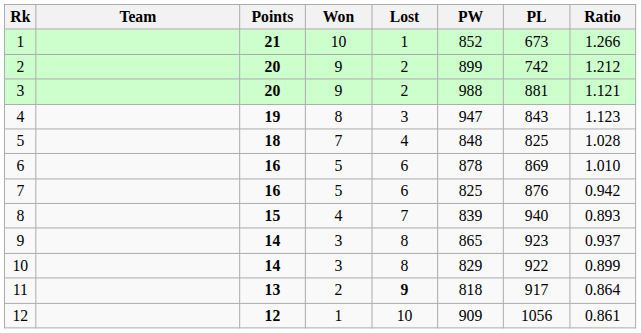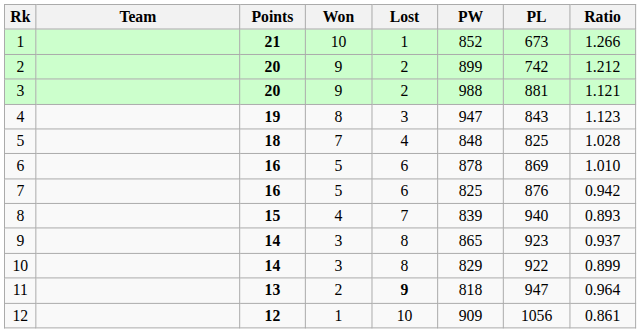(537, 290) 917 -> (537, 290) 947
(603, 290) 0.864 -> (603, 290) 0.964
